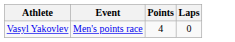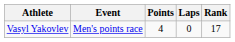+ column: (216, 13)
